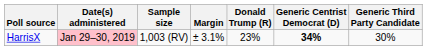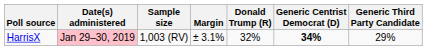(250, 38) 23% -> (250, 38) 32%
(385, 38) 30% -> (385, 38) 29%
